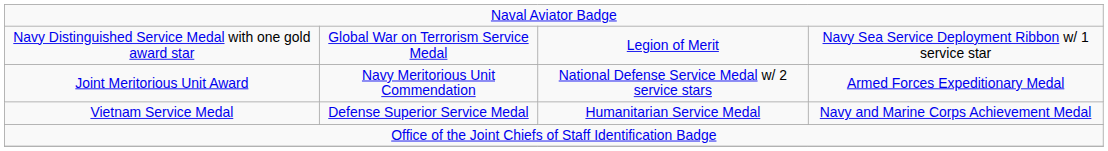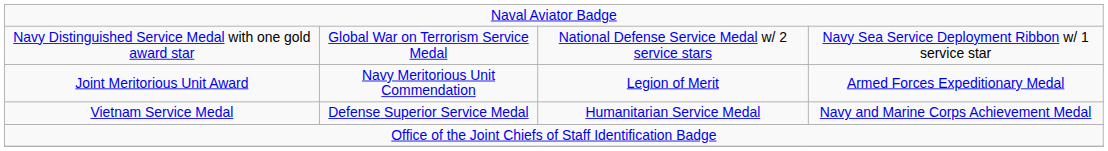(673, 45) Legion of Merit -> (673, 45) National Defense Service Medal w/ 2 service stars
(673, 83) National Defense Service Medal w/ 2 service stars -> (673, 83) Legion of Merit
